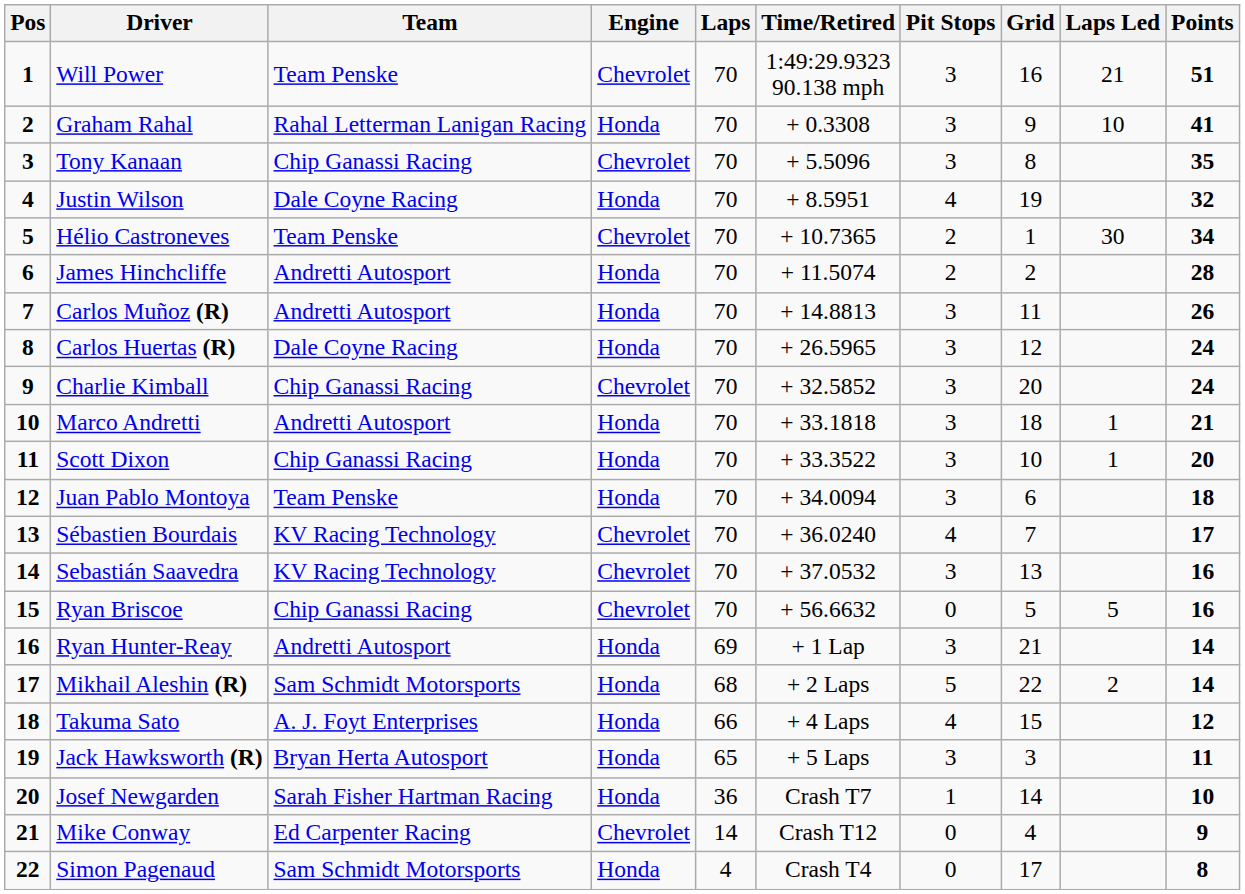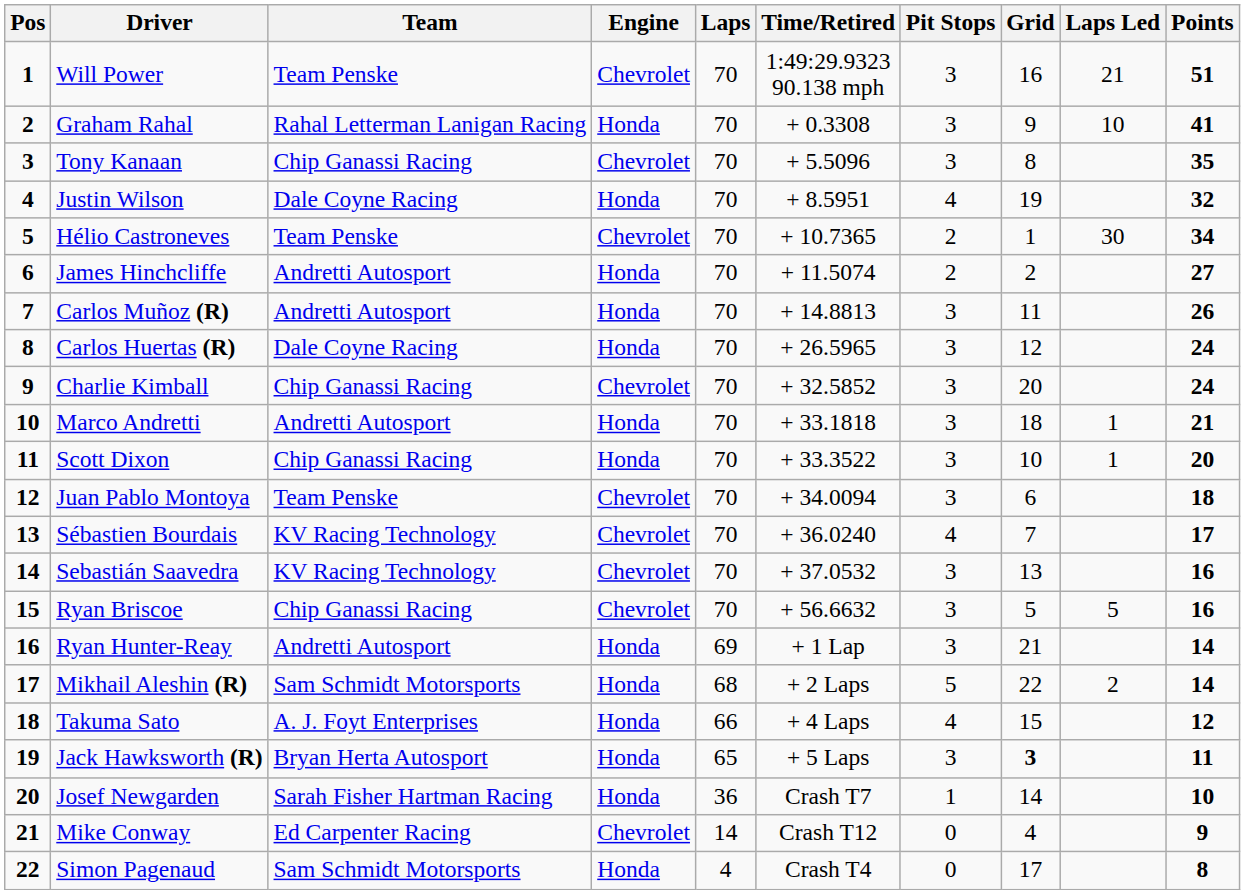(1202, 273) 28 -> (1202, 273) 27
(629, 497) Honda -> (644, 497) Chevrolet
(951, 609) 0 -> (951, 609) 3
(1030, 758) normal -> (1030, 758) bold
